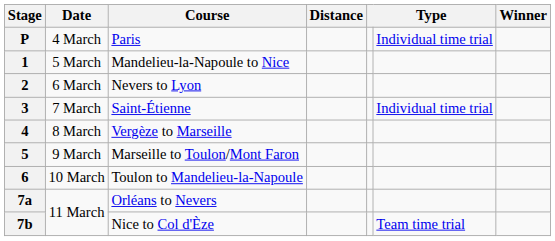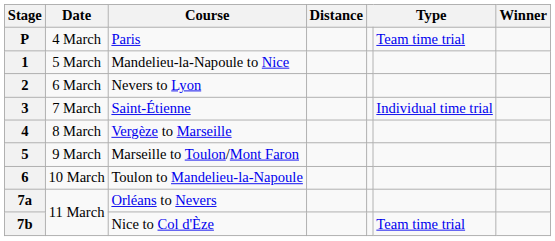(435, 39) Individual time trial -> (421, 39) Team time trial
